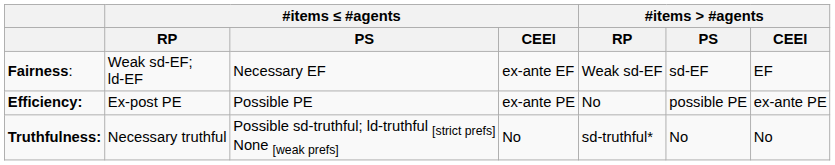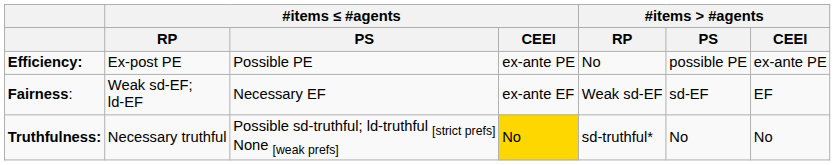rows swapped: (45, 102) <-> (40, 71)
(512, 137) no background -> (512, 137) gold background
